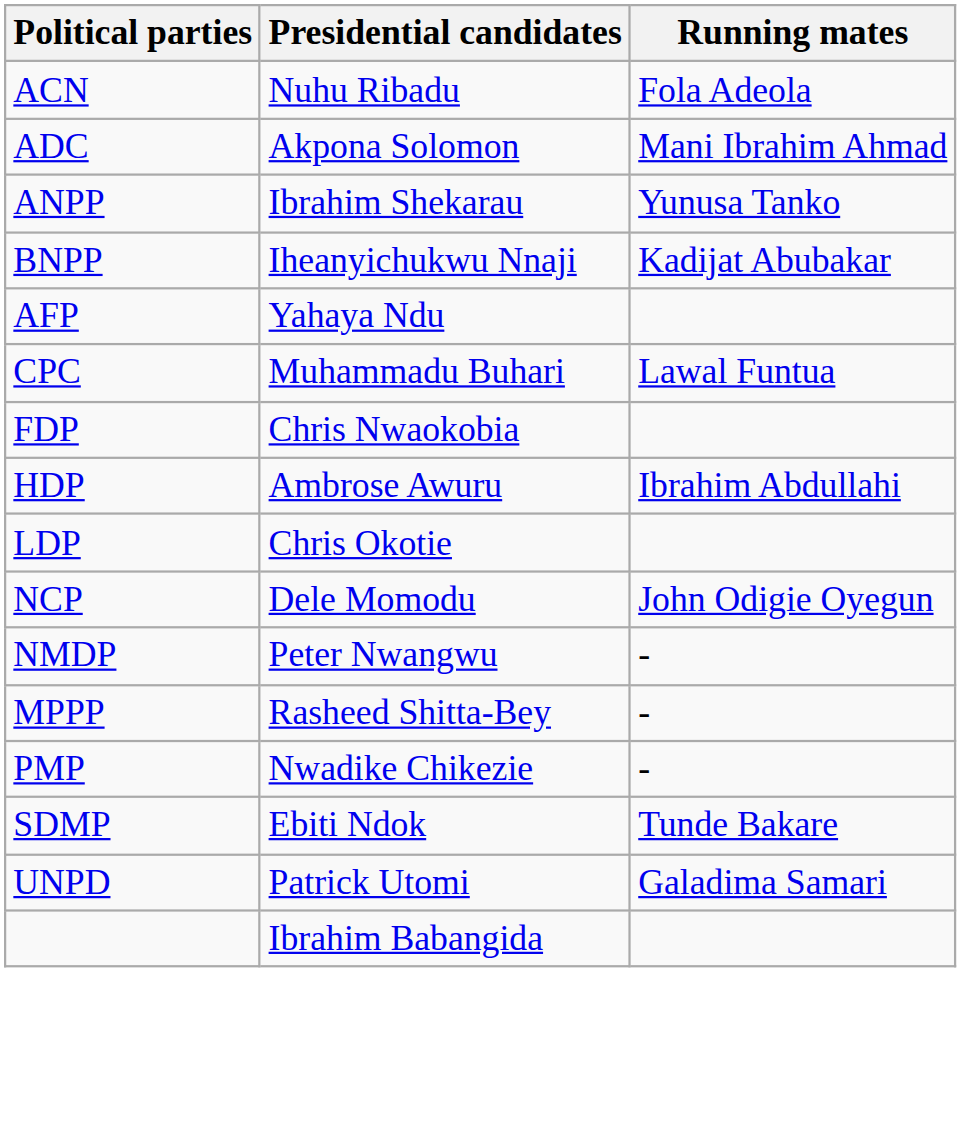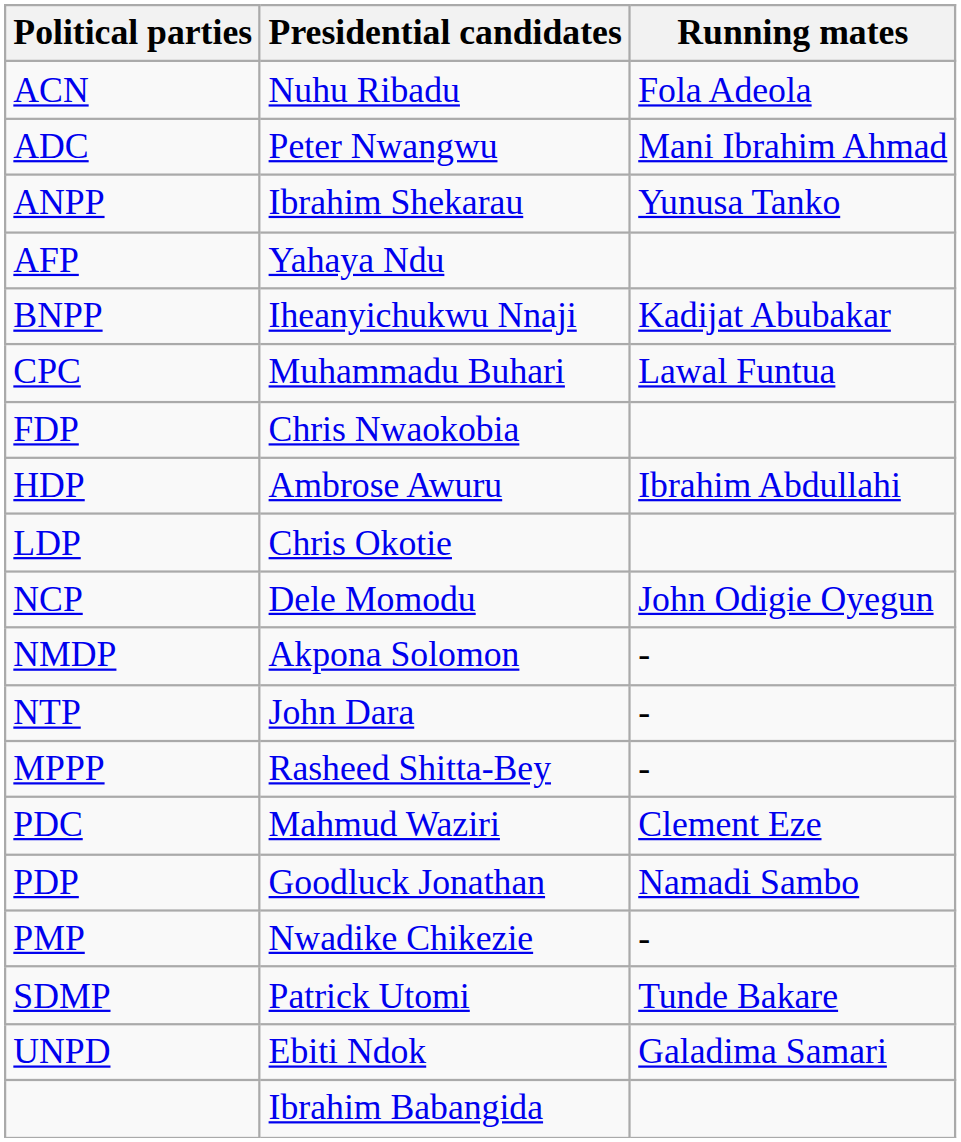(394, 145) Akpona Solomon -> (383, 145) Peter Nwangwu
rows swapped: (46, 315) <-> (58, 259)
(383, 655) Peter Nwangwu -> (394, 655) Akpona Solomon
+ row: (47, 711)
+ row: (48, 825)
+ row: (46, 881)
(347, 825) Ebiti Ndok -> (369, 994) Patrick Utomi
(369, 881) Patrick Utomi -> (347, 1051) Ebiti Ndok
